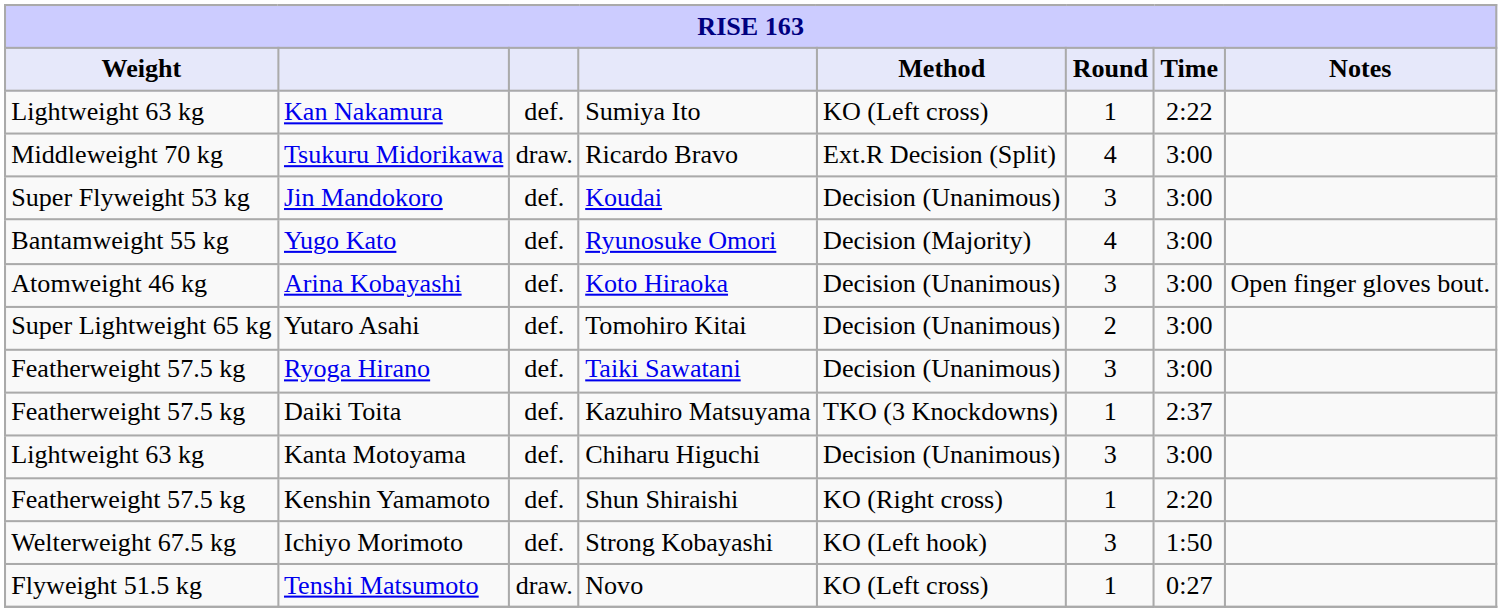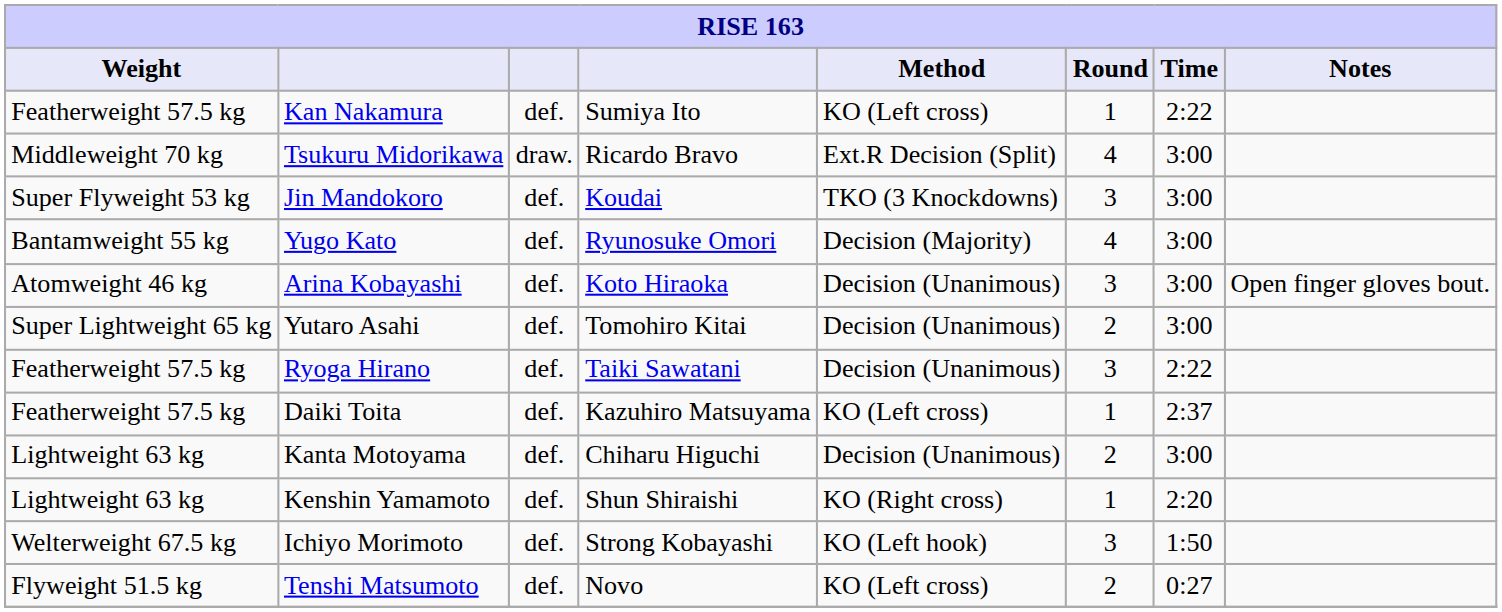(108, 111) Lightweight 63 kg -> (128, 111) Featherweight 57.5 kg
(942, 197) Decision (Unanimous) -> (941, 197) TKO (3 Knockdowns)
(1189, 370) 3:00 -> (1189, 370) 2:22
(941, 413) TKO (3 Knockdowns) -> (906, 413) KO (Left cross)
(1110, 456) 3 -> (1110, 456) 2
(128, 499) Featherweight 57.5 kg -> (108, 499) Lightweight 63 kg
(544, 585) draw. -> (544, 585) def.
(1110, 585) 1 -> (1110, 585) 2
